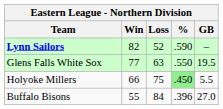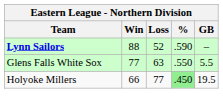(134, 46) 82 -> (134, 46) 88
(206, 63) 19.5 -> (206, 63) 5.5
(159, 79) 75 -> (159, 79) 77
(206, 79) 5.5 -> (206, 79) 19.5
- row: (38, 96)
